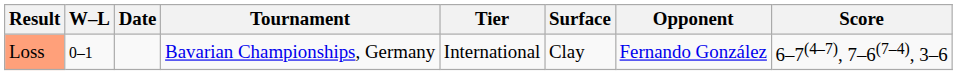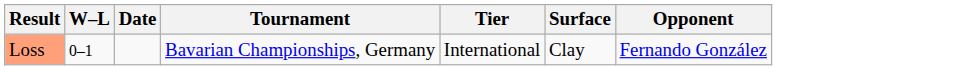- column: (862, 19)
